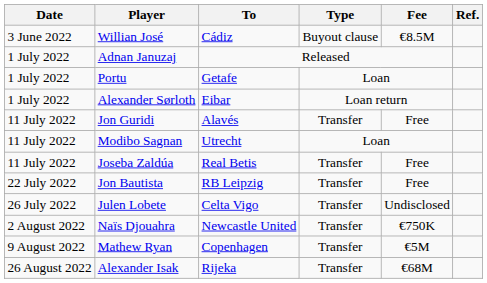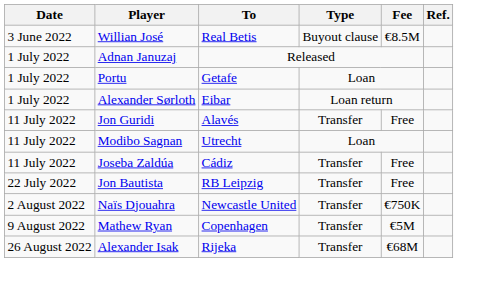(217, 36) Cádiz -> (229, 36) Real Betis
(229, 162) Real Betis -> (217, 162) Cádiz
- row: (132, 204)
